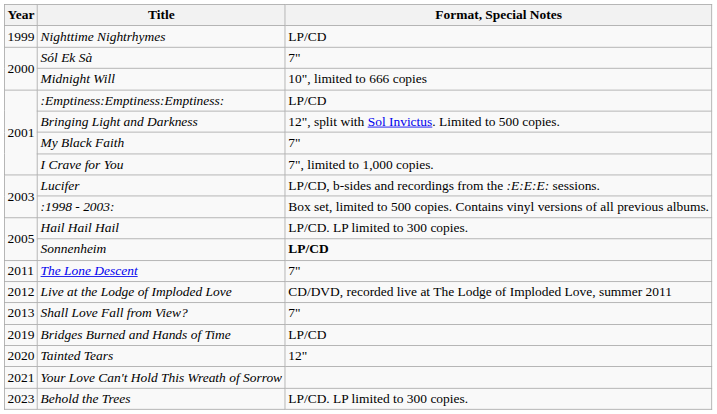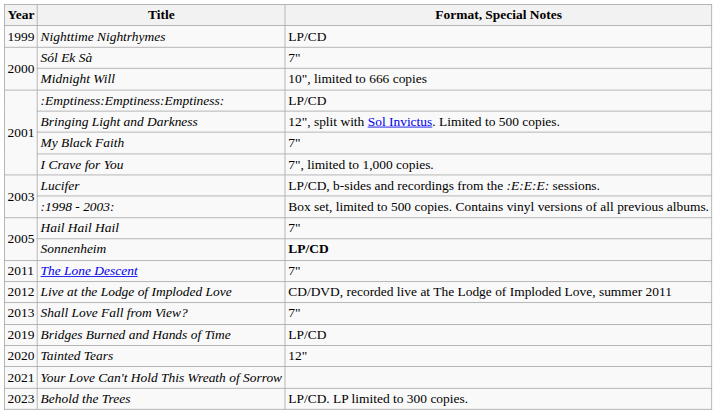(378, 228) LP/CD. LP limited to 300 copies. -> (294, 228) 7"
